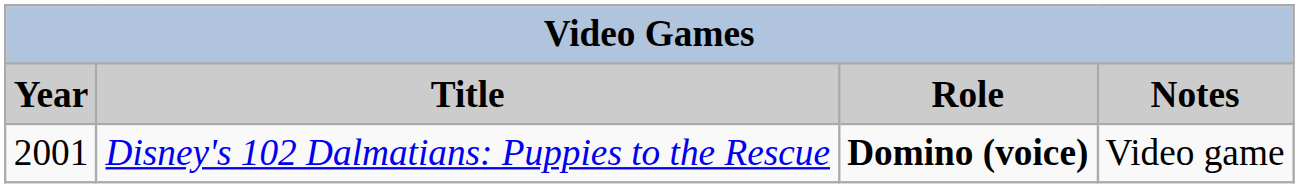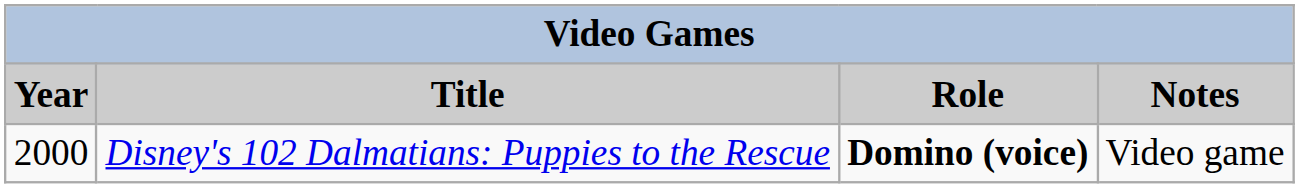(51, 152) 2001 -> (51, 152) 2000
